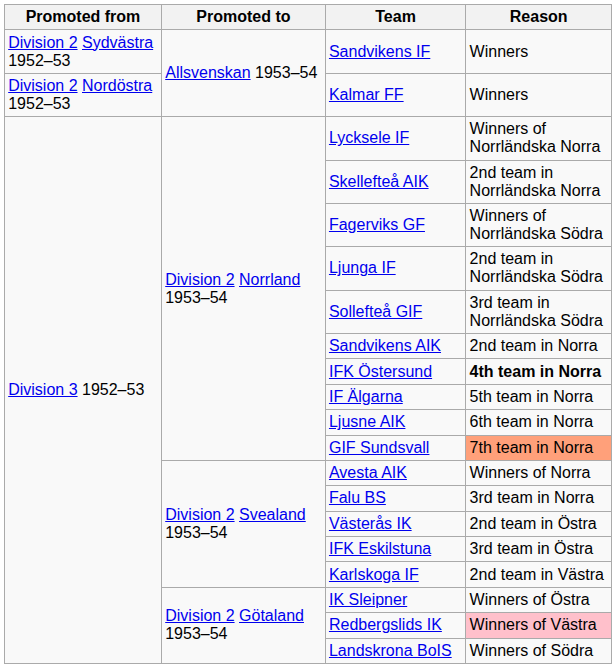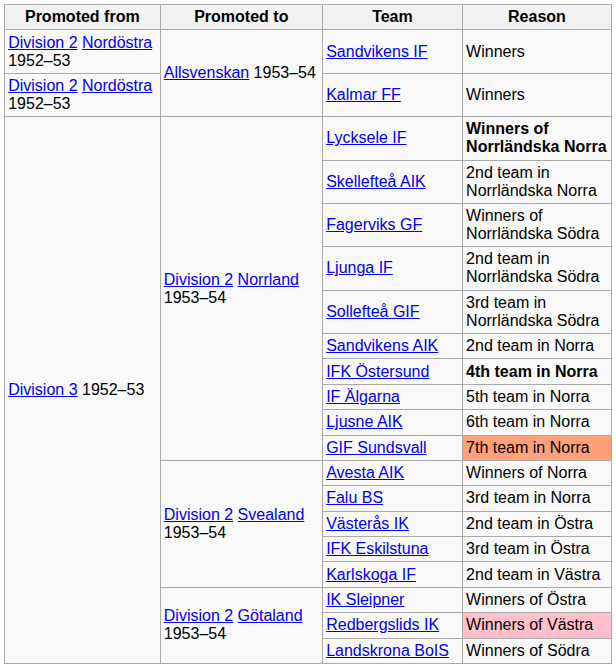(81, 51) Division 2 Sydvästra 1952–53 -> (80, 51) Division 2 Nordöstra 1952–53
(535, 138) normal -> (536, 138) bold
